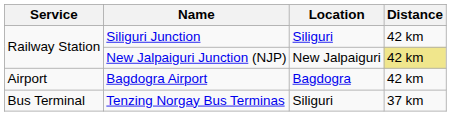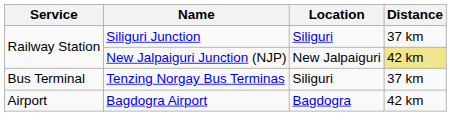(405, 36) 42 km -> (405, 36) 37 km
rows swapped: (157, 79) <-> (195, 100)
